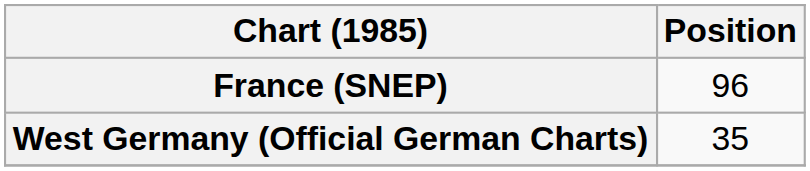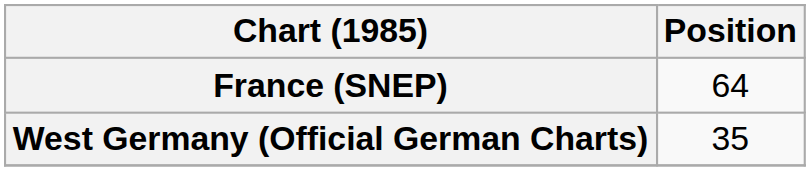(730, 84) 96 -> (730, 84) 64
